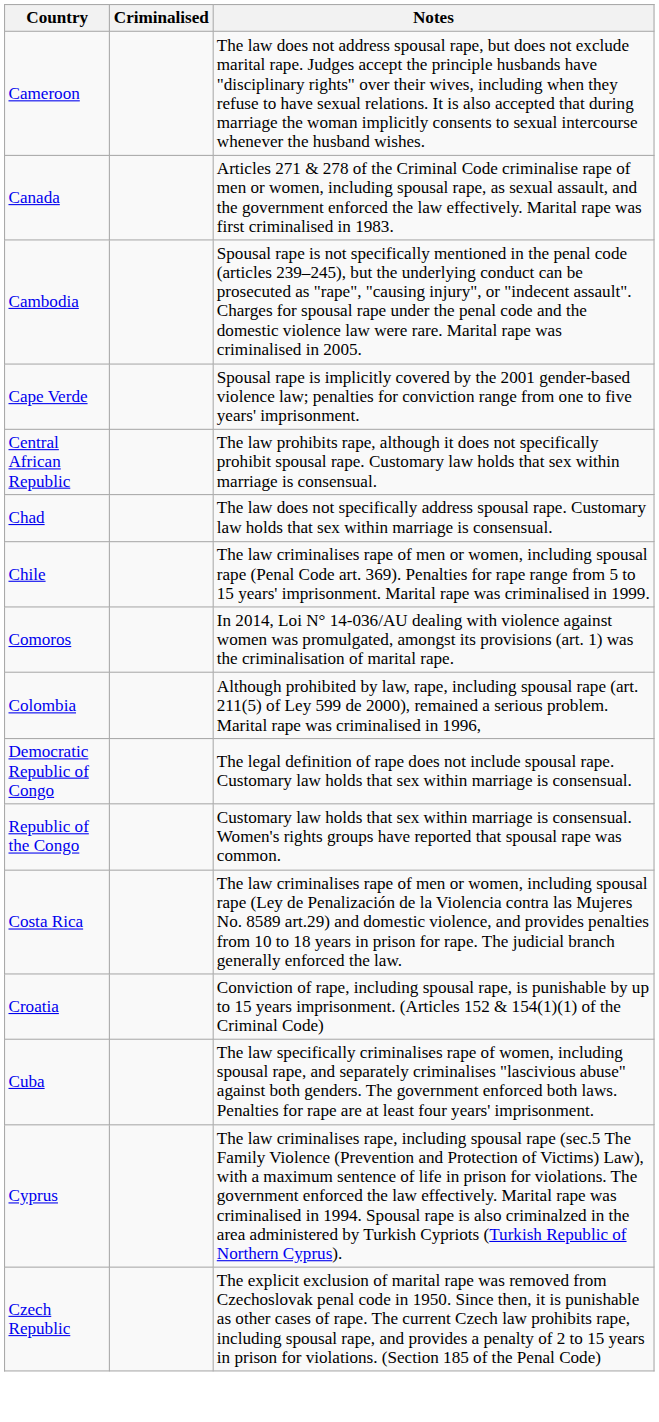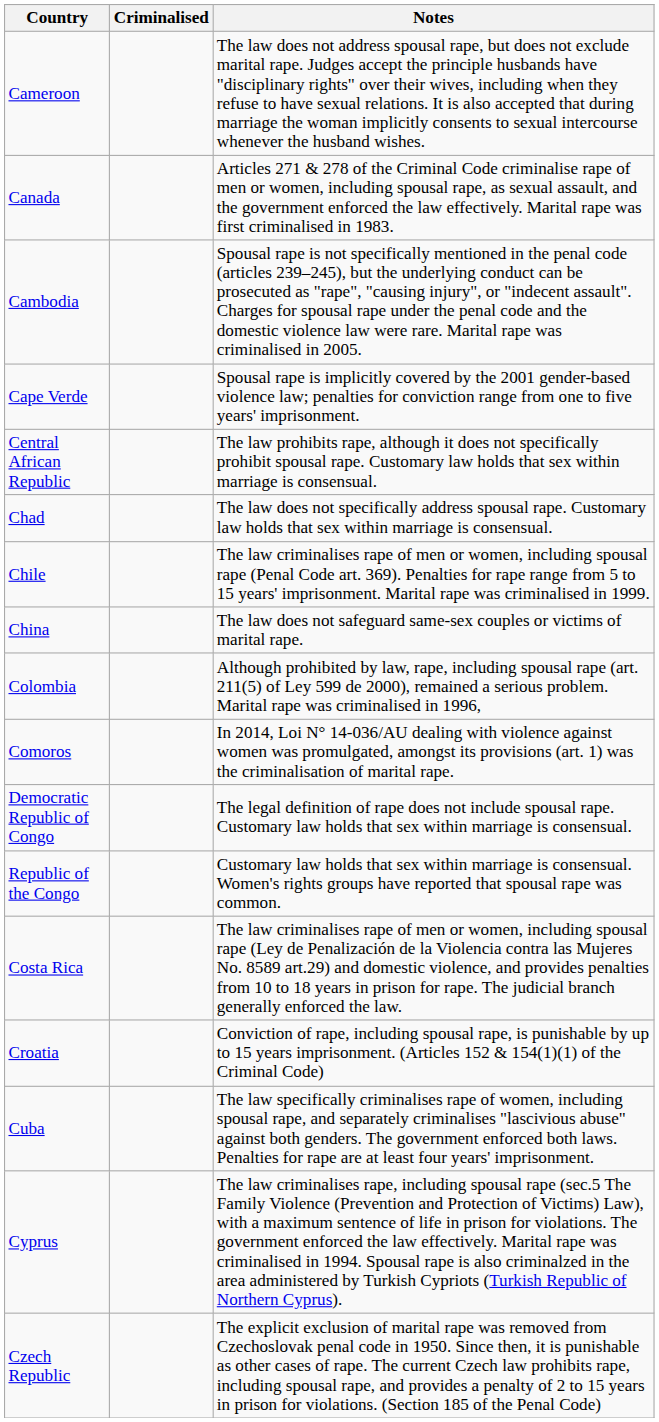+ row: (29, 630)
rows swapped: (42, 705) <-> (40, 639)
